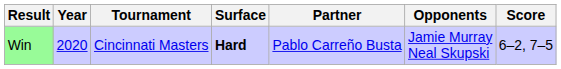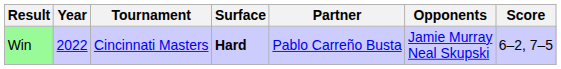(72, 45) 2020 -> (72, 45) 2022
